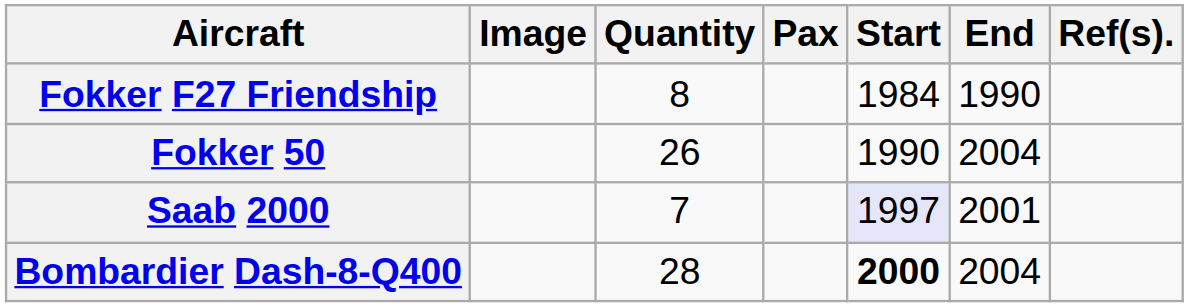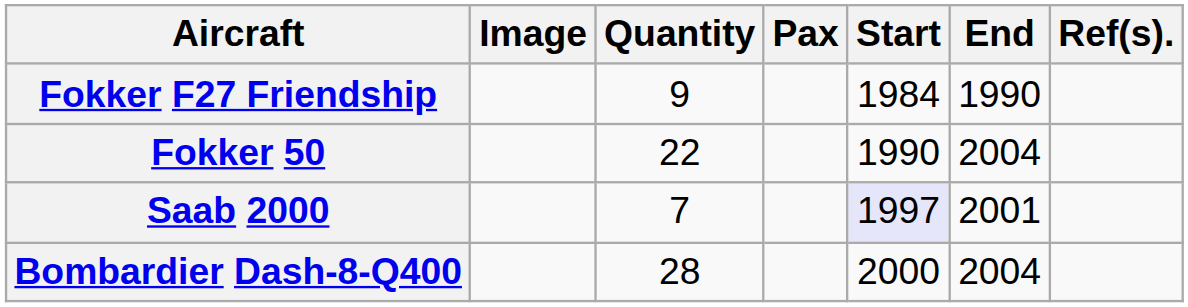(680, 93) 8 -> (680, 93) 9
(680, 152) 26 -> (680, 152) 22
(898, 270) bold -> (898, 270) normal
